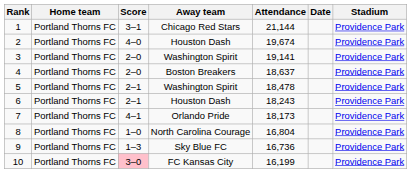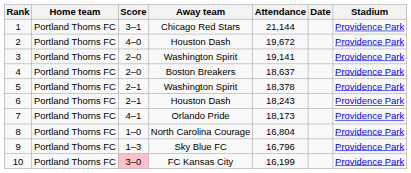(280, 42) 19,674 -> (280, 42) 19,672
(280, 87) 18,478 -> (280, 87) 18,378
(280, 146) 16,736 -> (280, 146) 16,796
